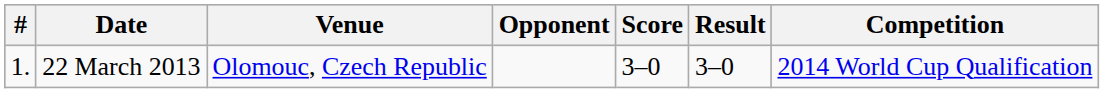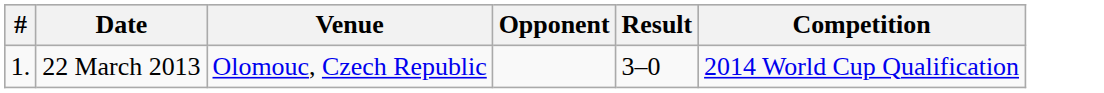- column: (652, 25)
